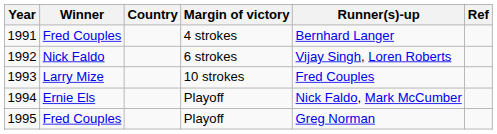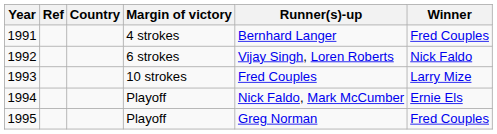columns swapped: (82, 14) <-> (478, 14)
